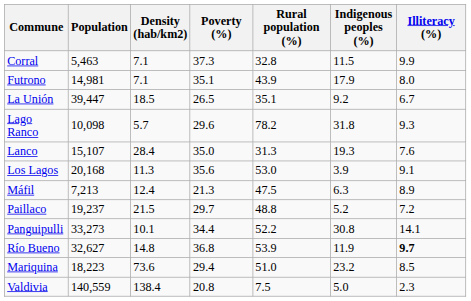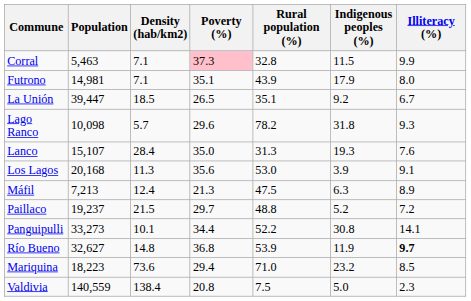(204, 60) no background -> (204, 60) pink background
(266, 267) 51.0 -> (266, 267) 71.0
